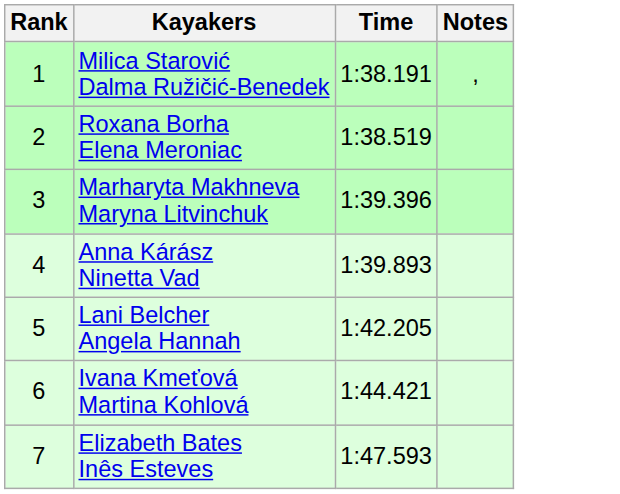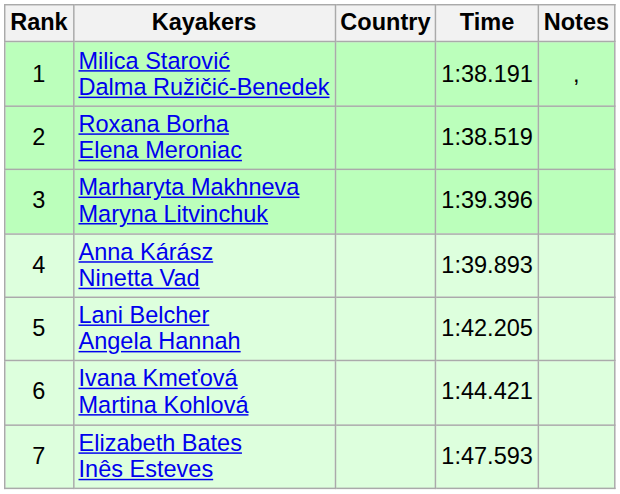+ column: (385, 23)
